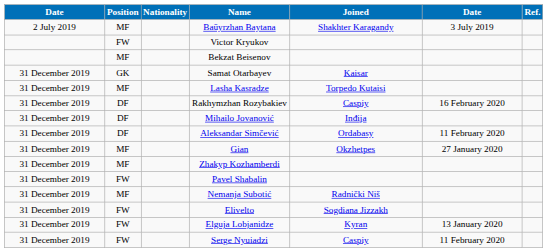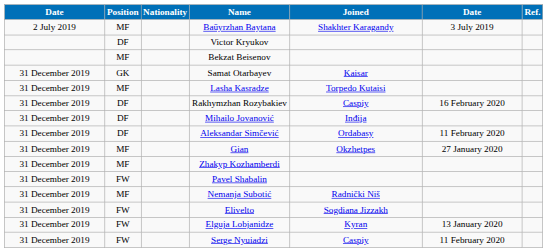(123, 42) FW -> (123, 42) DF
